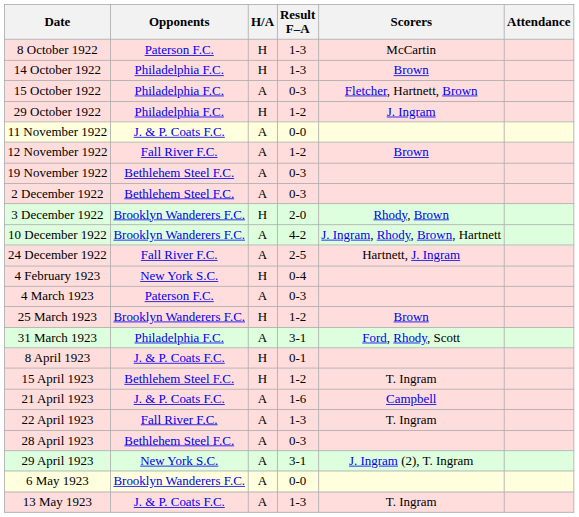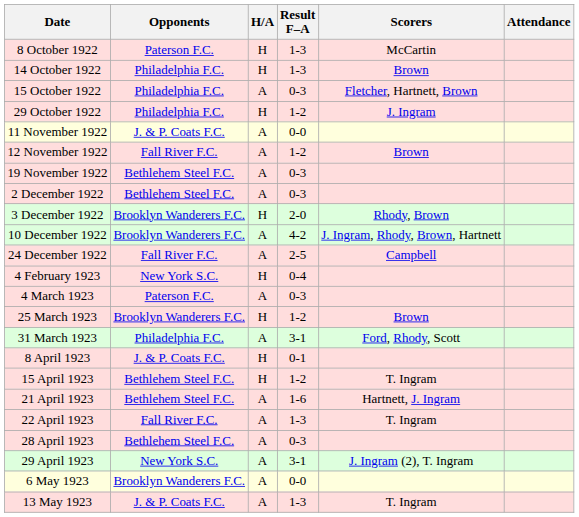(411, 255) Hartnett, J. Ingram -> (411, 255) Campbell
(179, 399) J. & P. Coats F.C. -> (179, 399) Bethlehem Steel F.C.
(411, 399) Campbell -> (411, 399) Hartnett, J. Ingram
